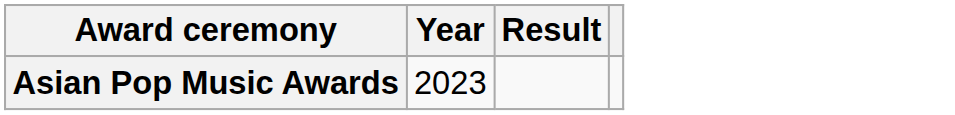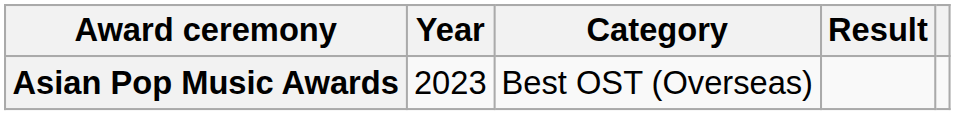+ column: (657, 30)
